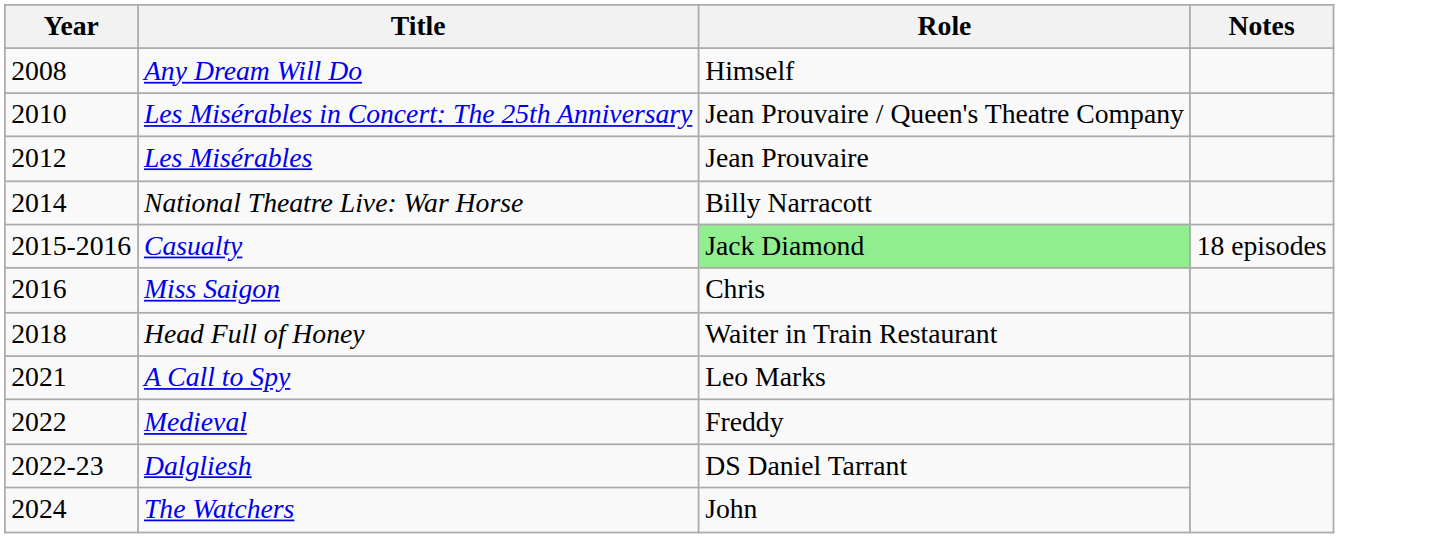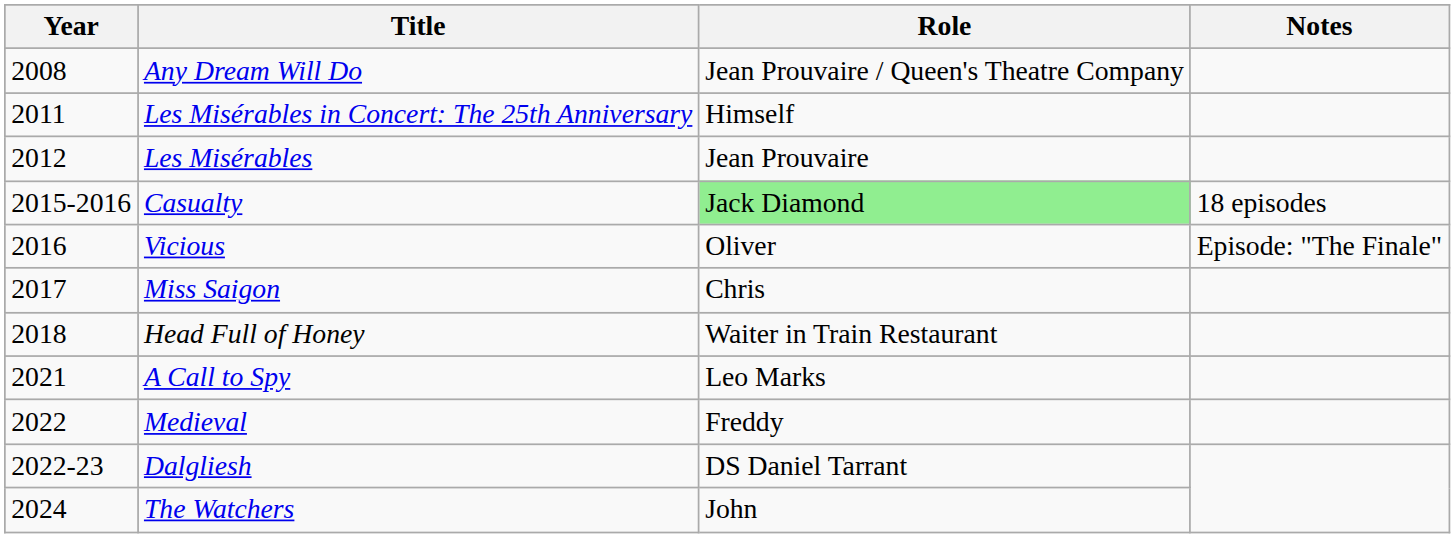(750, 70) Himself -> (945, 70) Jean Prouvaire / Queen's Theatre Company
(39, 114) 2010 -> (38, 114) 2011
(945, 114) Jean Prouvaire / Queen's Theatre Company -> (750, 114) Himself
- row: (334, 202)
+ row: (184, 245)
(39, 289) 2016 -> (39, 289) 2017
